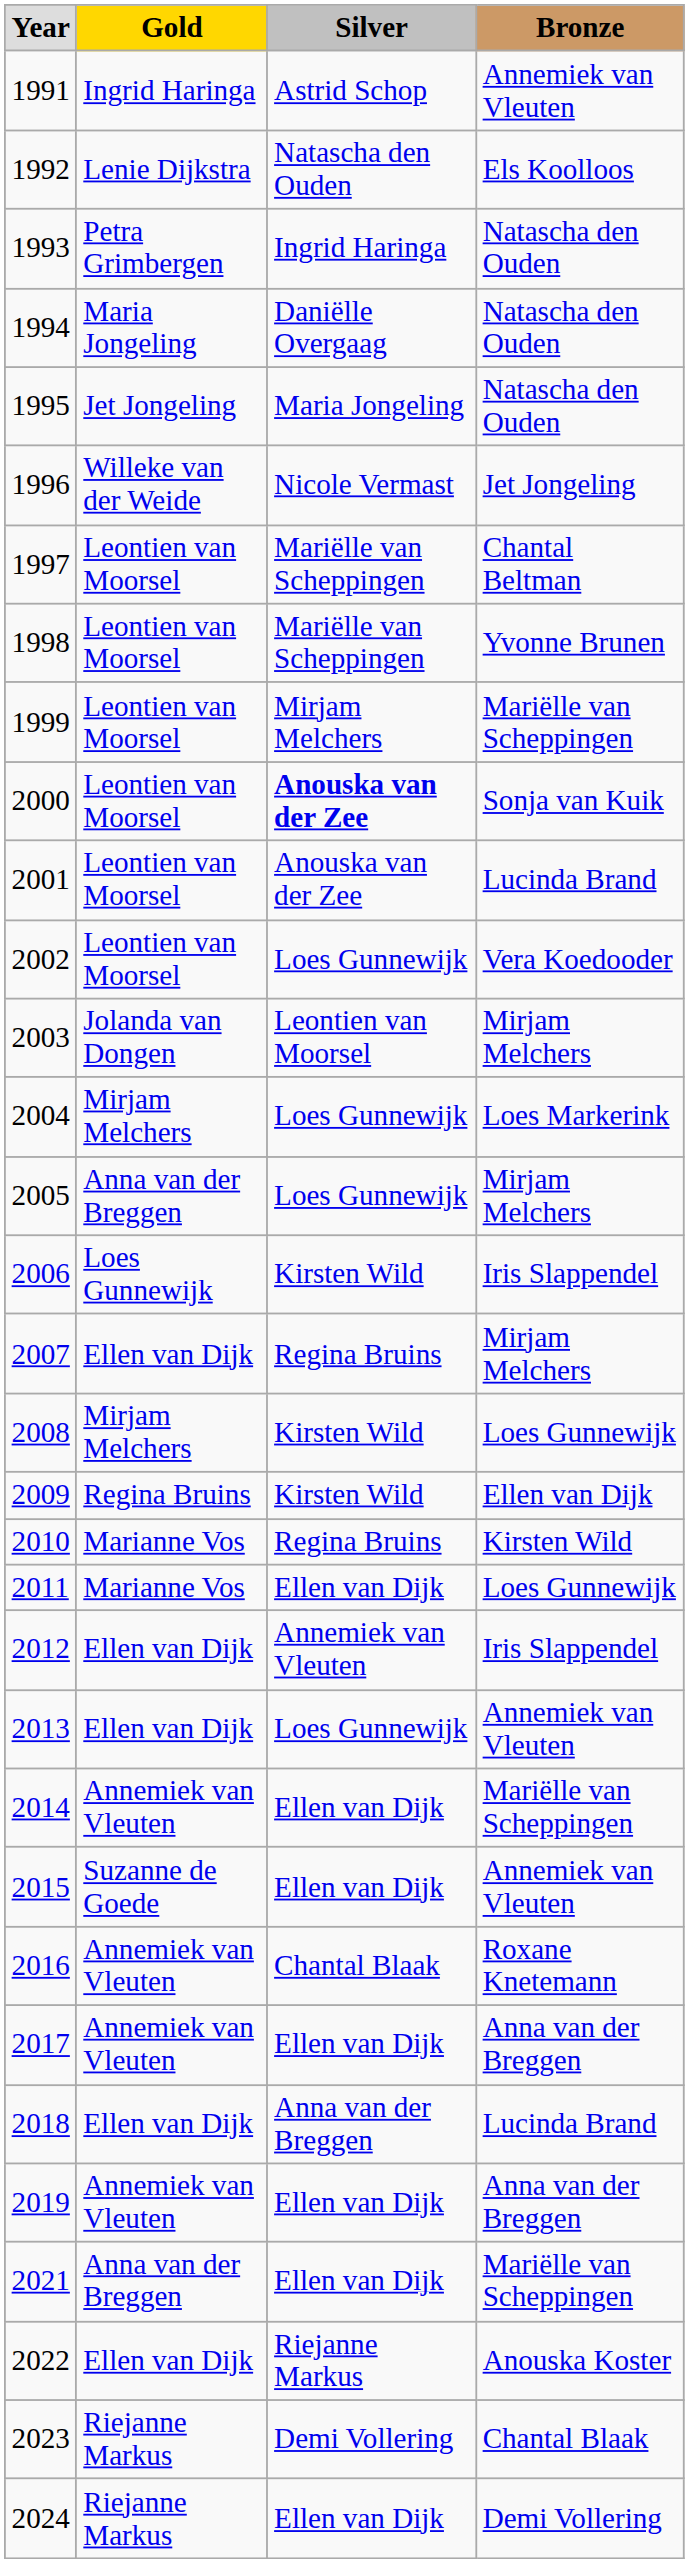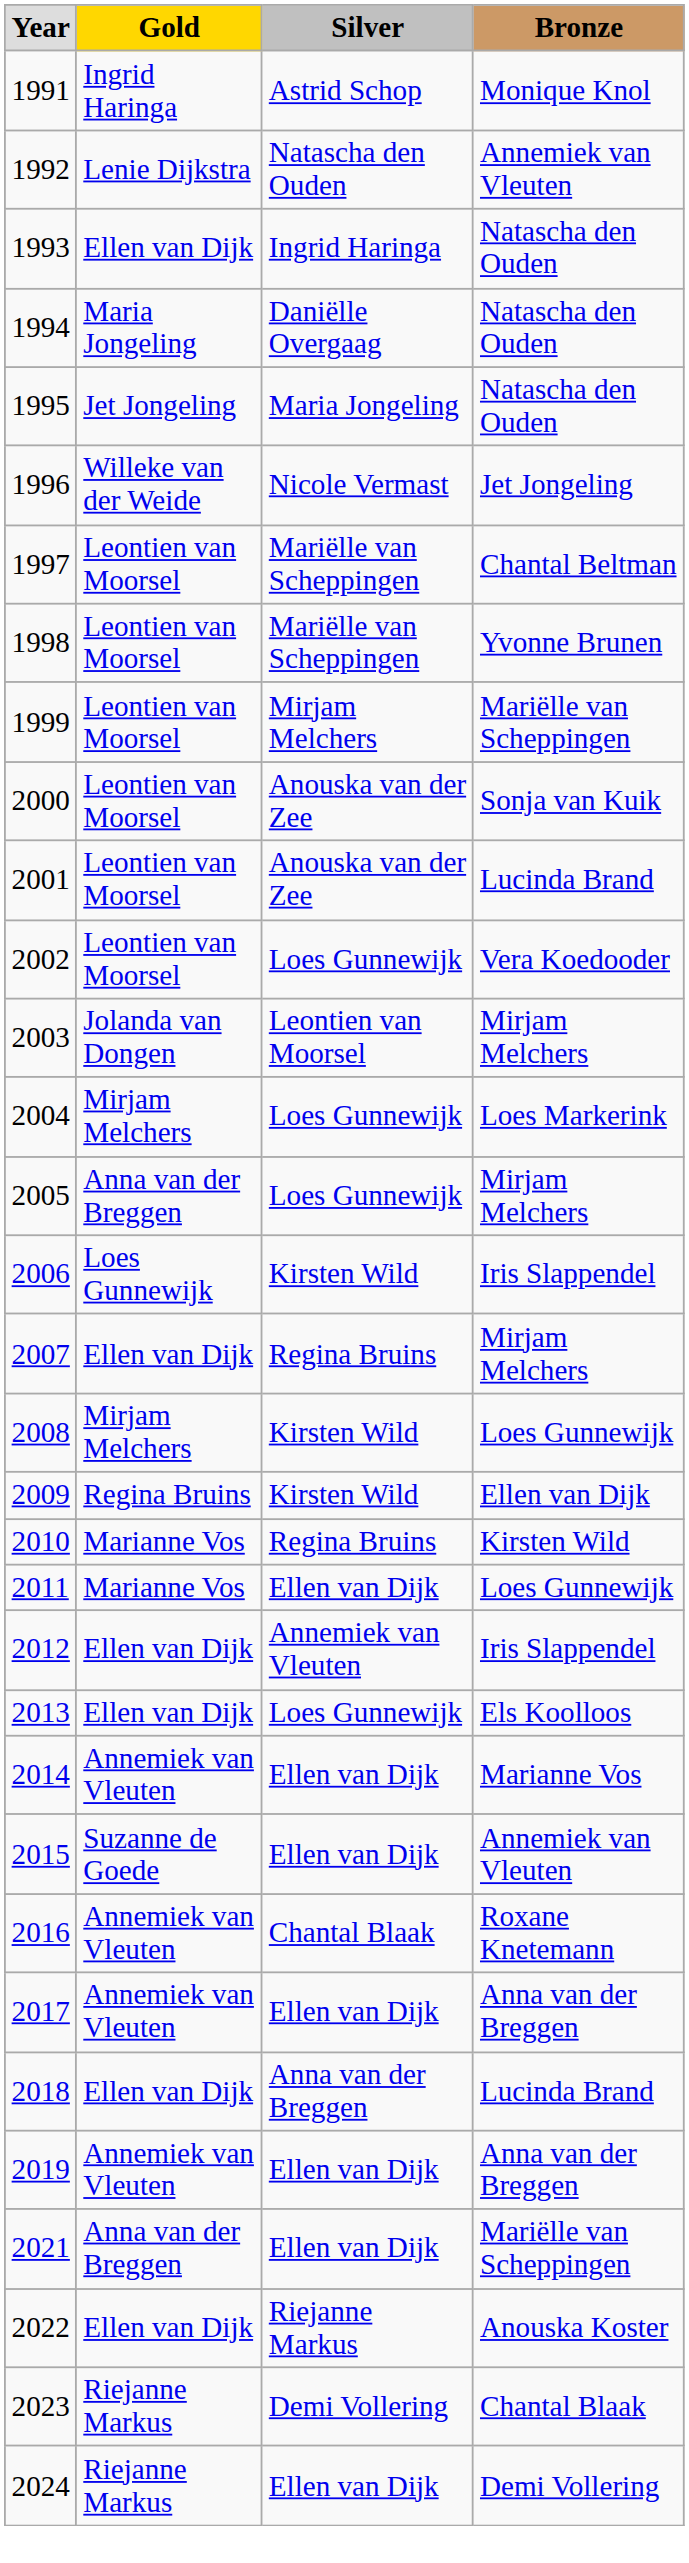(568, 90) Annemiek van Vleuten -> (565, 90) Monique Knol
(558, 169) Els Koolloos -> (565, 169) Annemiek van Vleuten
(153, 248) Petra Grimbergen -> (168, 248) Ellen van Dijk
(355, 800) bold -> (367, 800) normal
(568, 1728) Annemiek van Vleuten -> (556, 1712) Els Koolloos
(558, 1807) Mariëlle van Scheppingen -> (561, 1774) Marianne Vos
